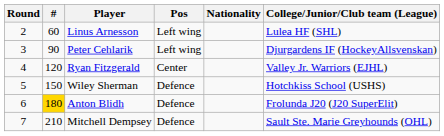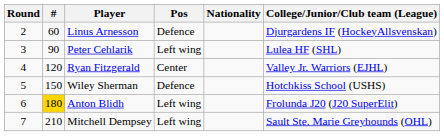(179, 31) Left wing -> (176, 31) Defence
(304, 31) Lulea HF (SHL) -> (351, 31) Djurgardens IF (HockeyAllsvenskan)
(351, 49) Djurgardens IF (HockeyAllsvenskan) -> (304, 49) Lulea HF (SHL)
(176, 103) Defence -> (179, 103) Left wing
(176, 121) Defence -> (179, 121) Left wing
